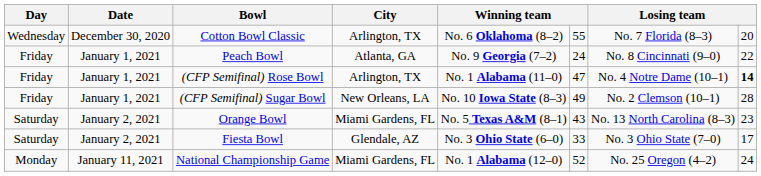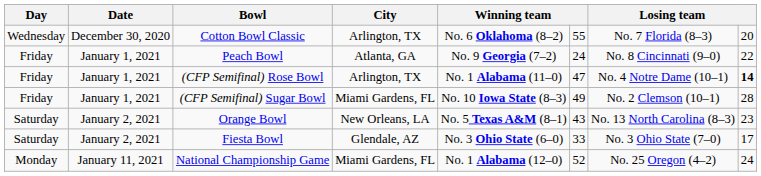(385, 98) New Orleans, LA -> (385, 98) Miami Gardens, FL
(385, 119) Miami Gardens, FL -> (385, 119) New Orleans, LA
